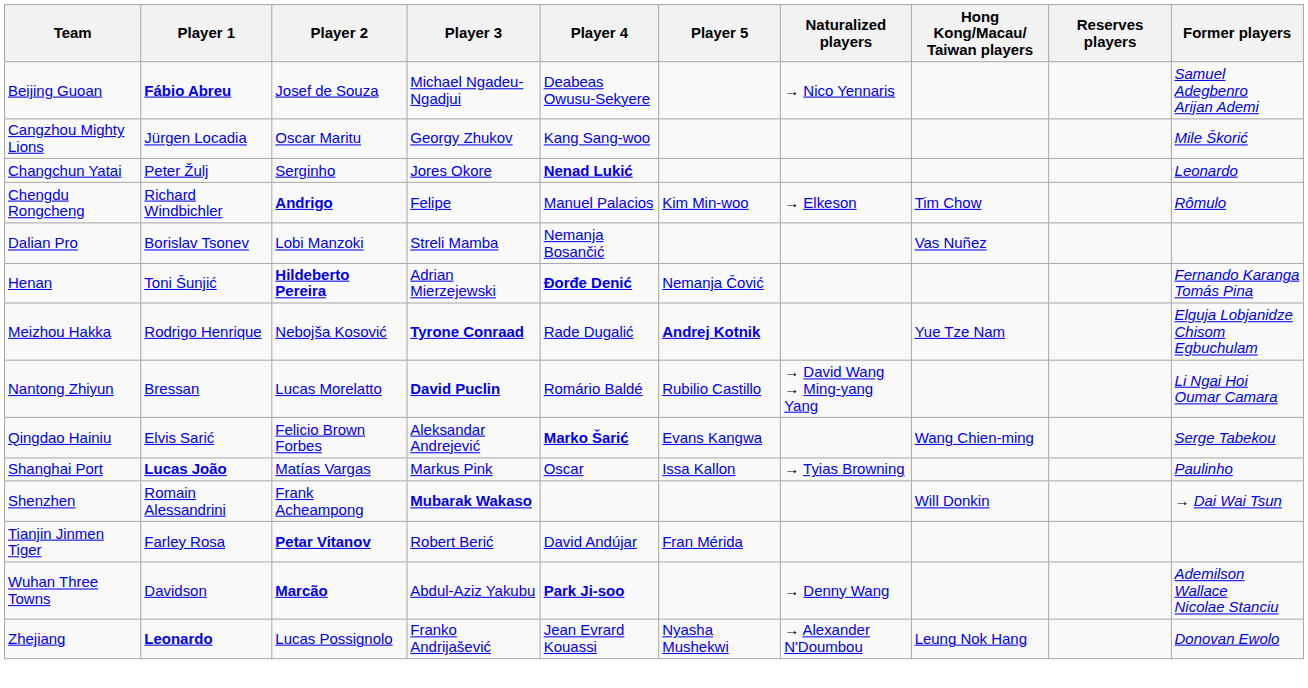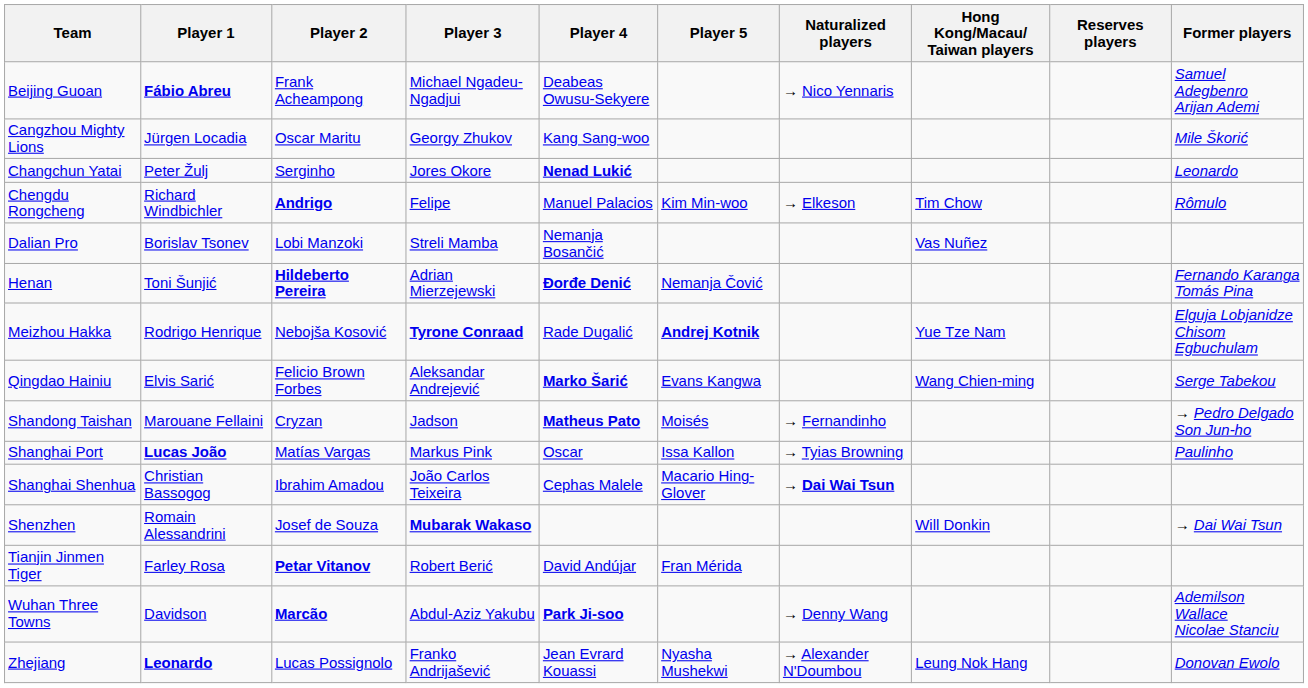(327, 90) Josef de Souza -> (319, 90) Frank Acheampong
- row: (61, 389)
+ row: (70, 421)
+ row: (72, 485)
(319, 502) Frank Acheampong -> (326, 525) Josef de Souza
